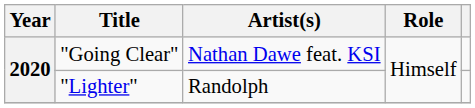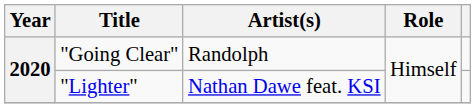(284, 53) Nathan Dawe feat. KSI -> (228, 53) Randolph
(228, 86) Randolph -> (284, 86) Nathan Dawe feat. KSI
